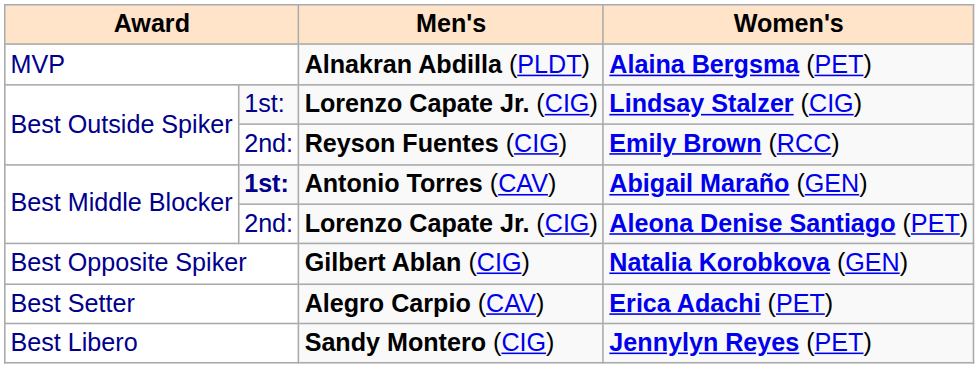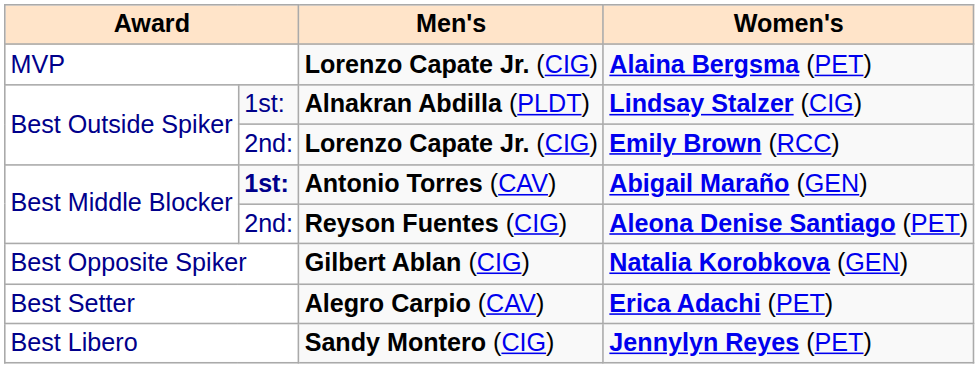(447, 64) Alnakran Abdilla (PLDT) -> (451, 64) Lorenzo Capate Jr. (CIG)
(451, 104) Lorenzo Capate Jr. (CIG) -> (447, 104) Alnakran Abdilla (PLDT)
(436, 143) Reyson Fuentes (CIG) -> (451, 143) Lorenzo Capate Jr. (CIG)
(451, 223) Lorenzo Capate Jr. (CIG) -> (436, 223) Reyson Fuentes (CIG)
